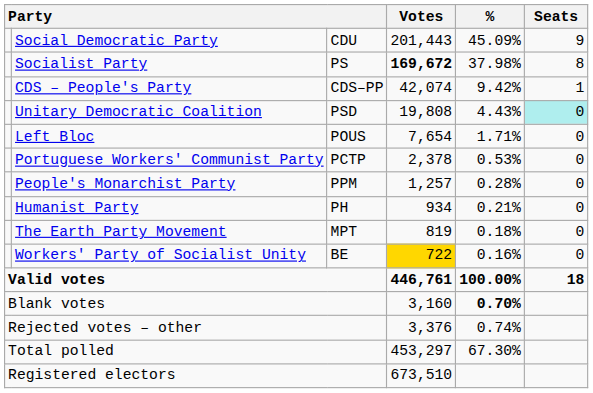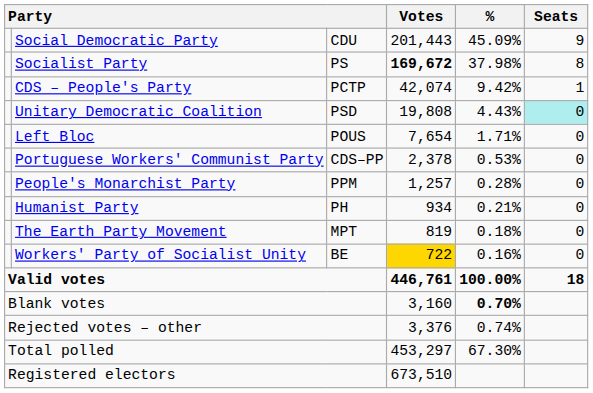(357, 88) CDS–PP -> (348, 88) PCTP
(348, 160) PCTP -> (357, 160) CDS–PP
